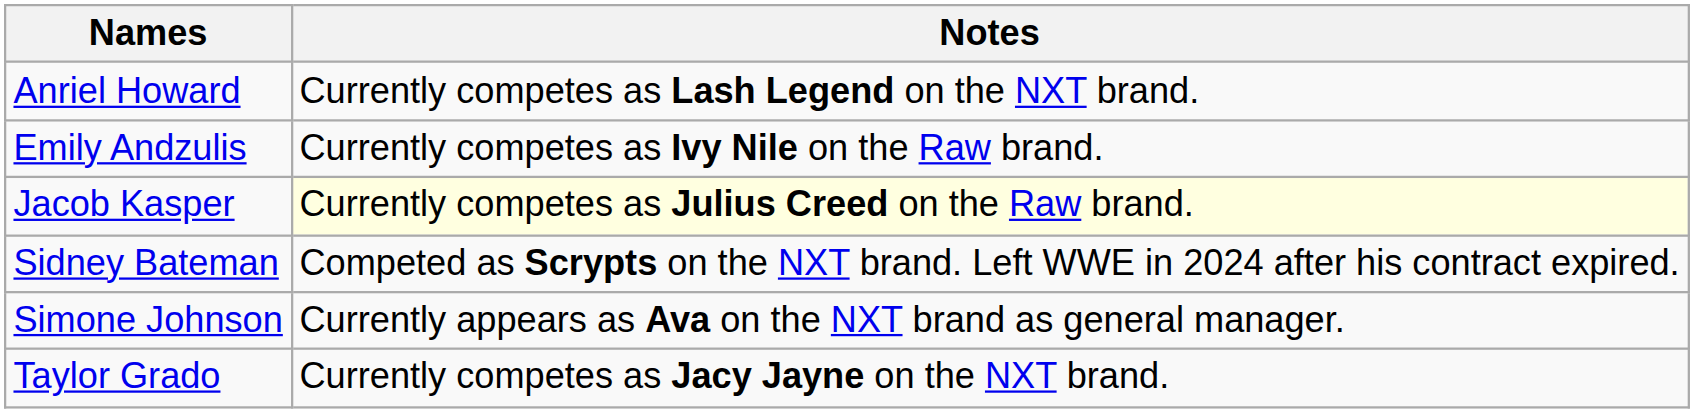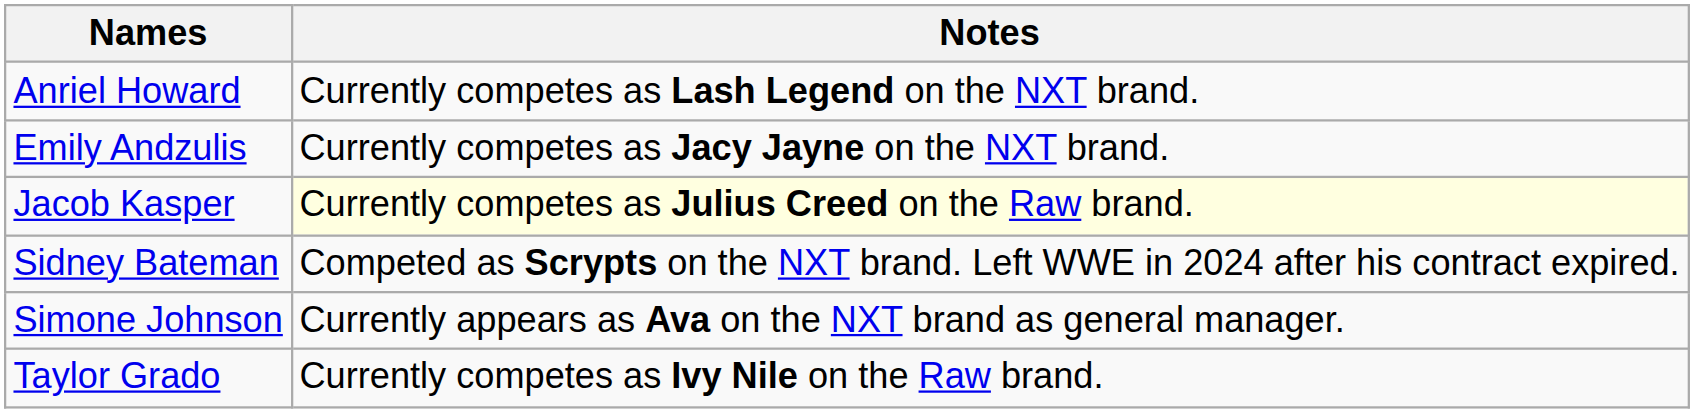(701, 147) Currently competes as Ivy Nile on the Raw brand. -> (734, 147) Currently competes as Jacy Jayne on the NXT brand.
(734, 377) Currently competes as Jacy Jayne on the NXT brand. -> (701, 377) Currently competes as Ivy Nile on the Raw brand.
